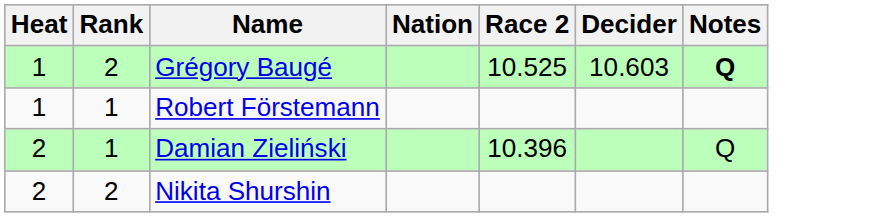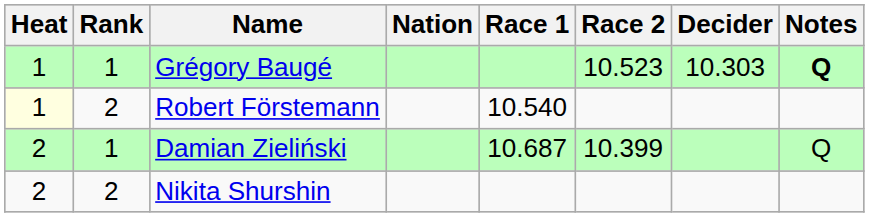+ column: (527, 25)
(111, 66) 2 -> (111, 66) 1
(527, 66) 10.525 -> (623, 66) 10.523
(629, 66) 10.603 -> (725, 66) 10.303
(39, 107) no background -> (39, 107) lightyellow background
(111, 107) 1 -> (111, 107) 2
(527, 149) 10.396 -> (623, 149) 10.399
